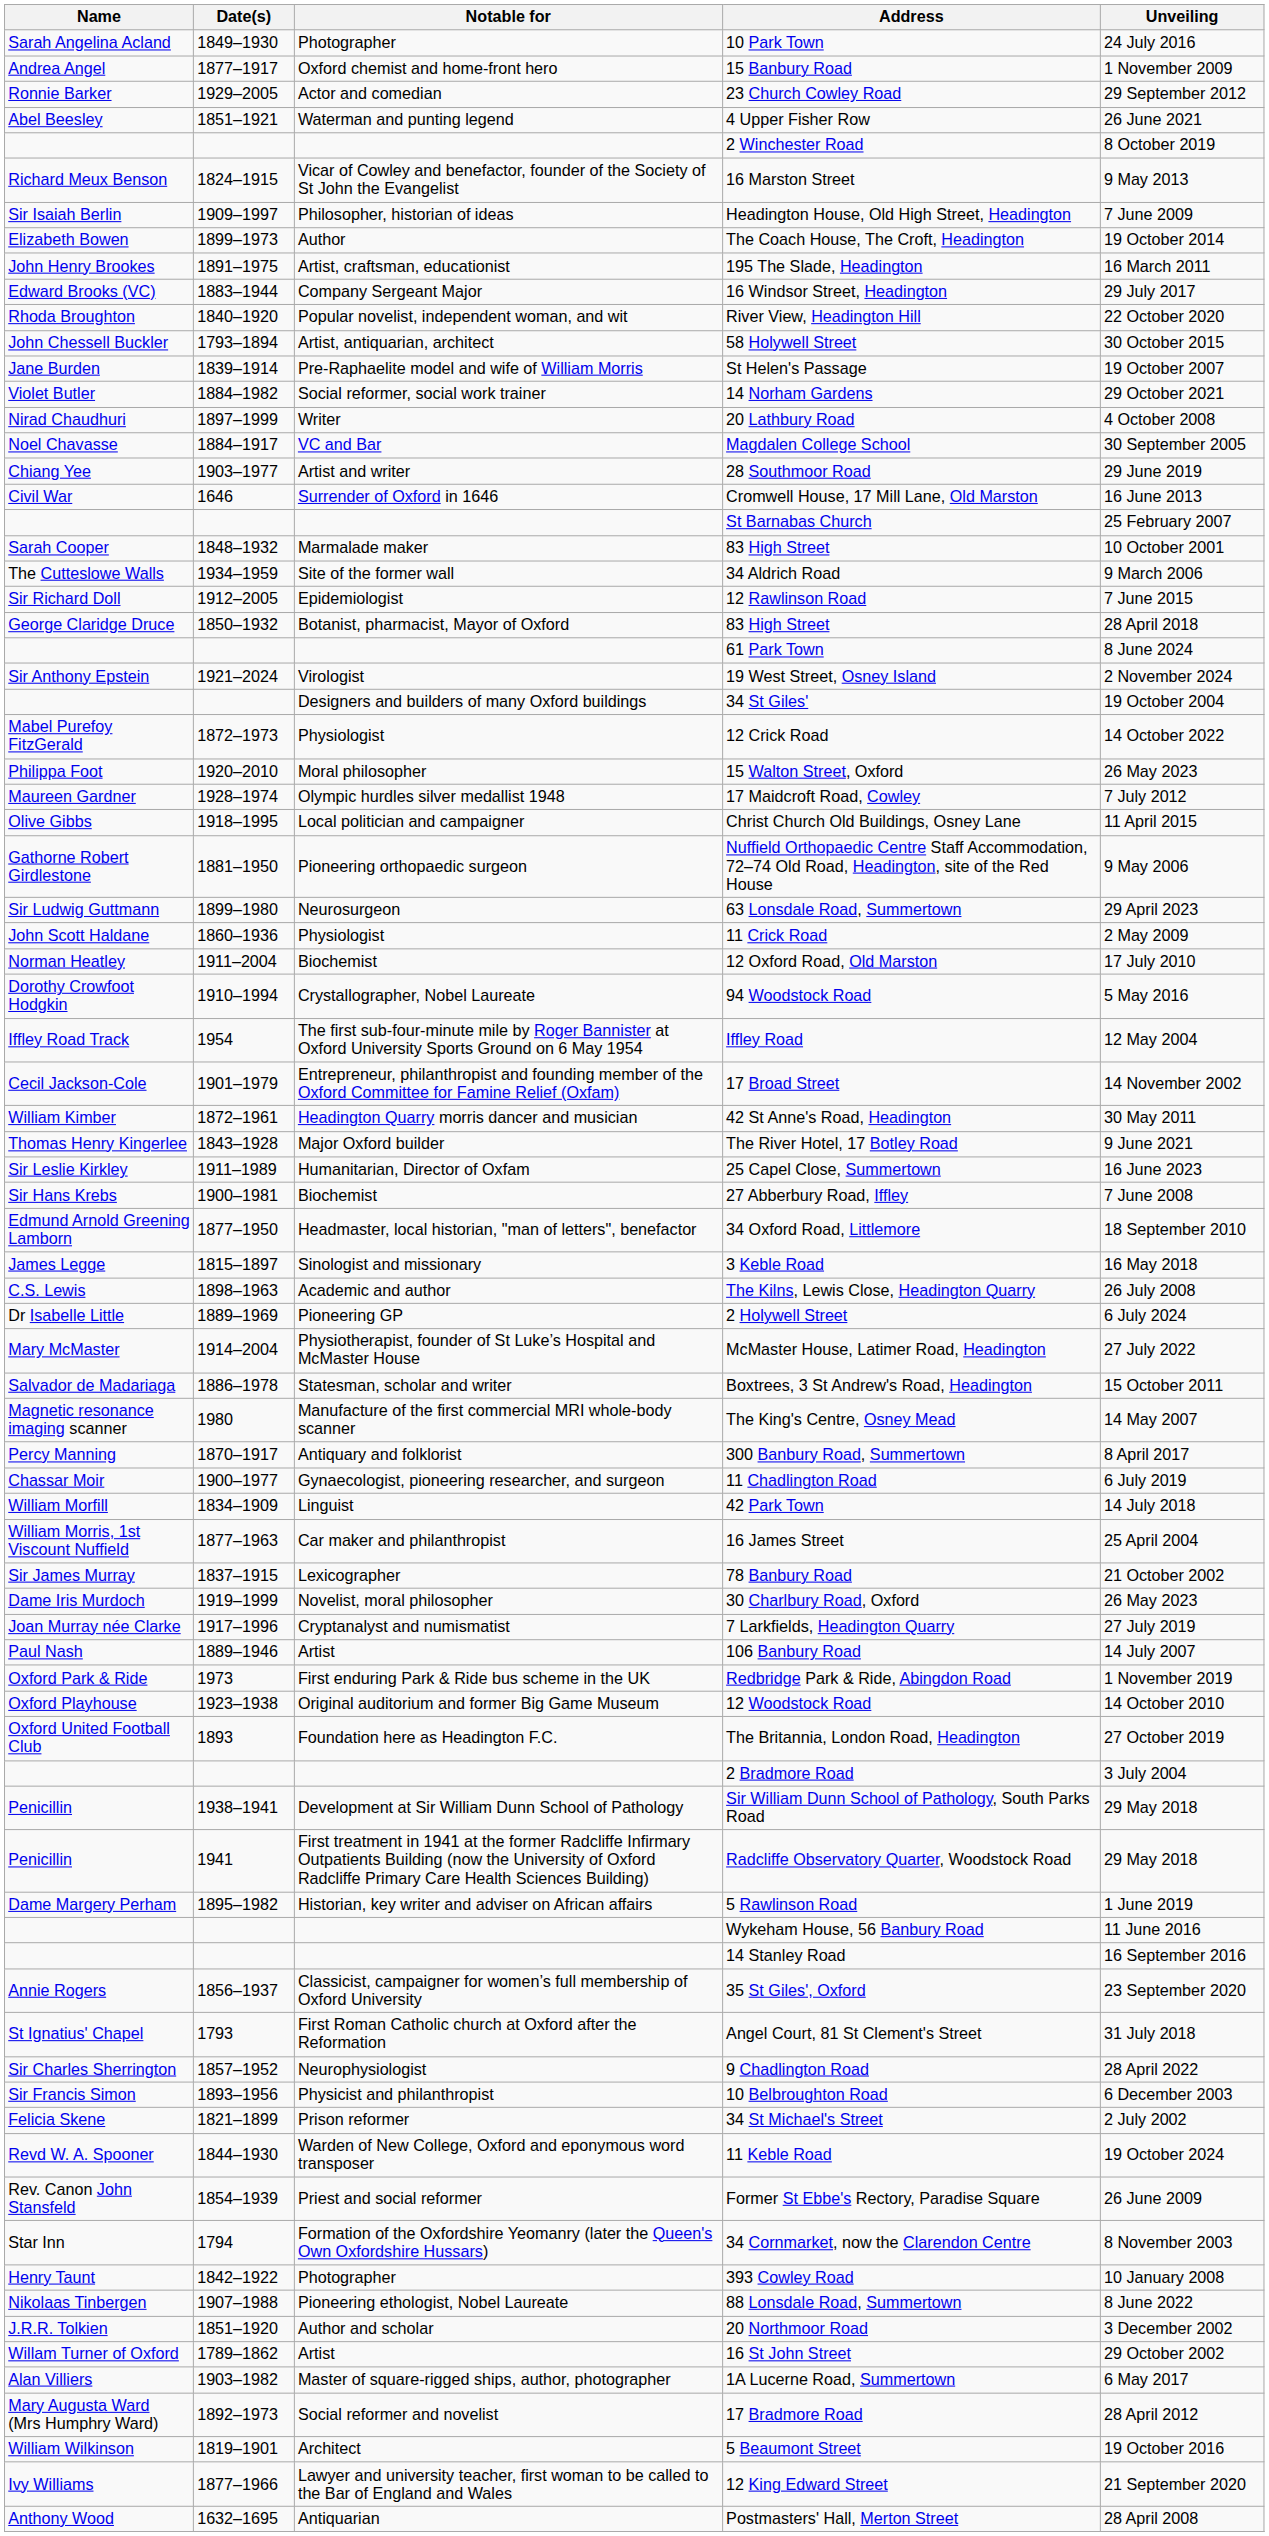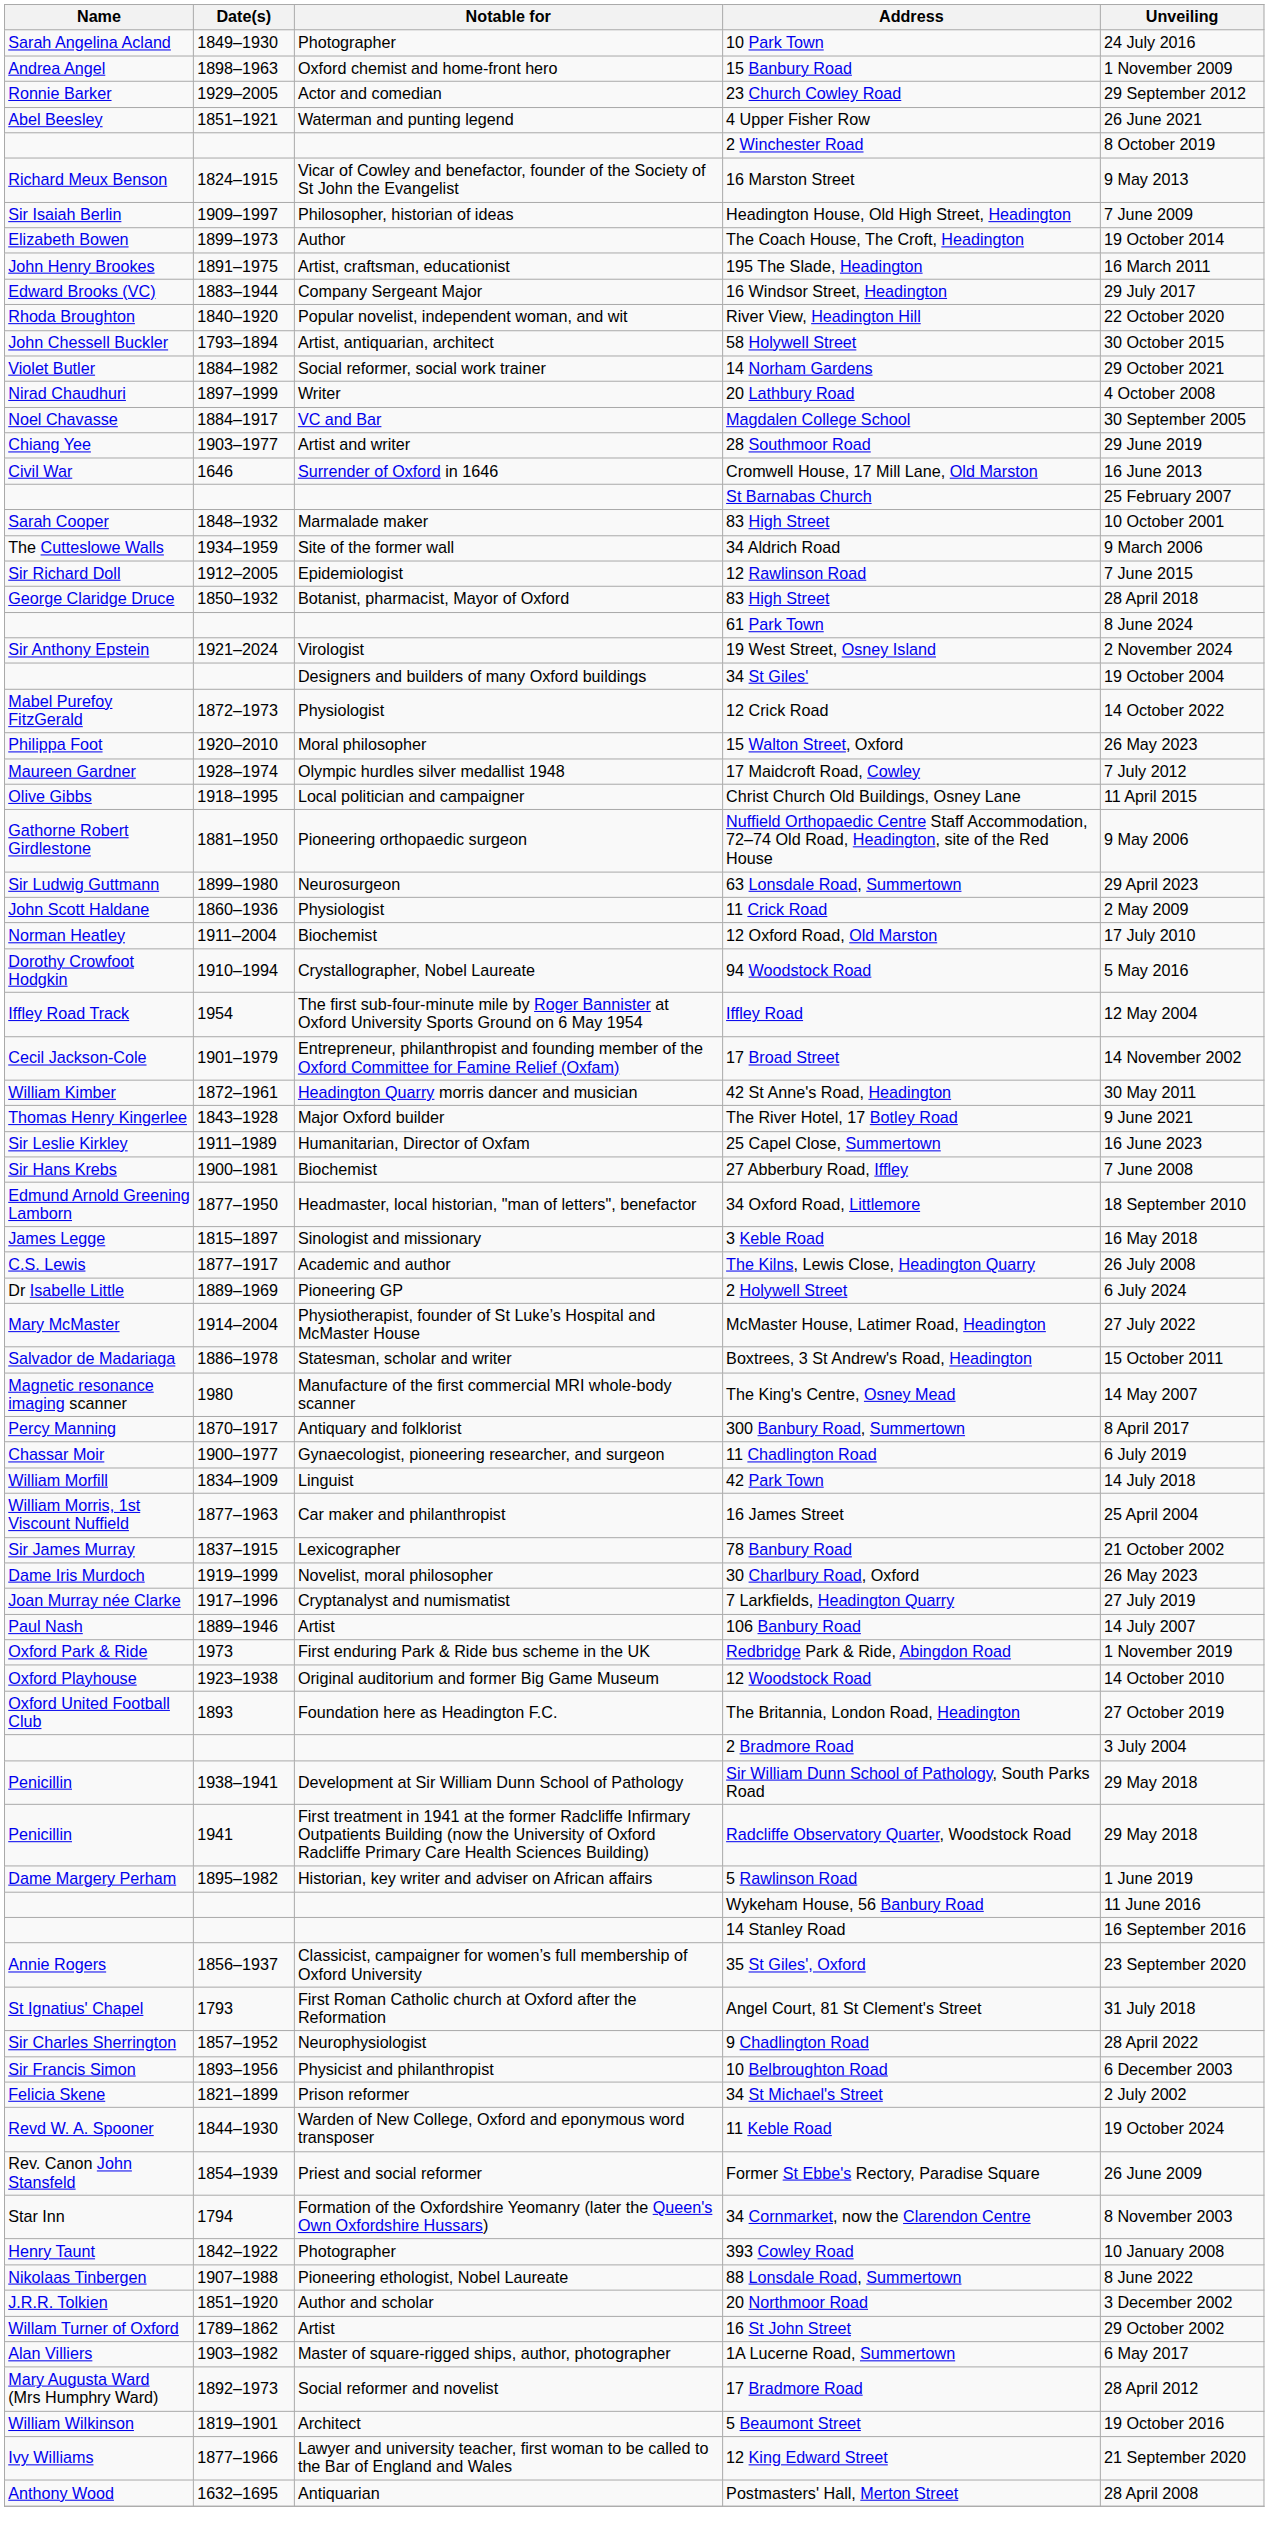(238, 68) 1877–1917 -> (238, 68) 1898–1963
- row: (54, 368)
(238, 1290) 1898–1963 -> (238, 1264) 1877–1917
